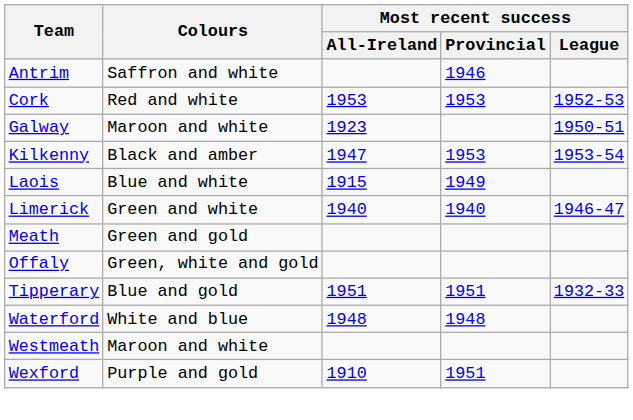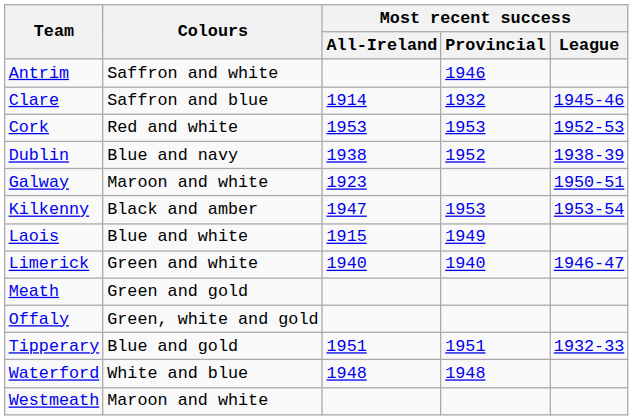+ row: (34, 100)
+ row: (39, 155)
- row: (44, 374)
